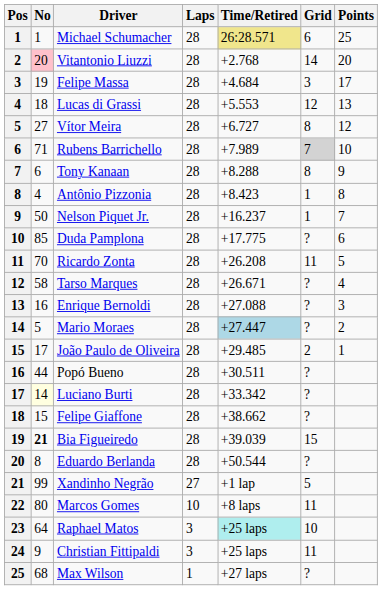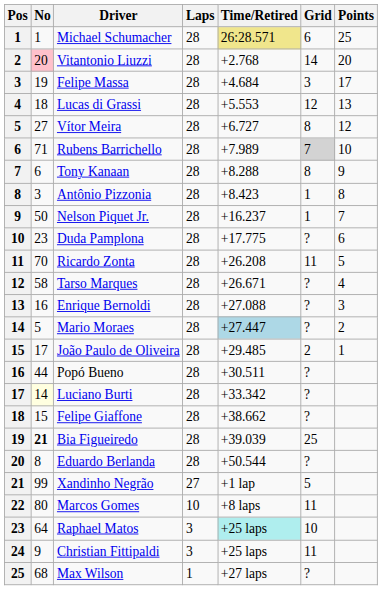(38, 194) 4 -> (38, 194) 3
(41, 238) 85 -> (41, 238) 23
(311, 439) 15 -> (311, 439) 25
